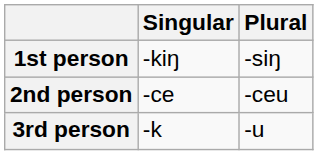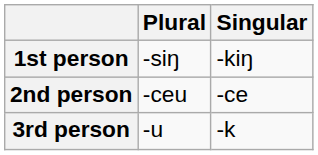columns swapped: (188, 22) <-> (276, 22)
